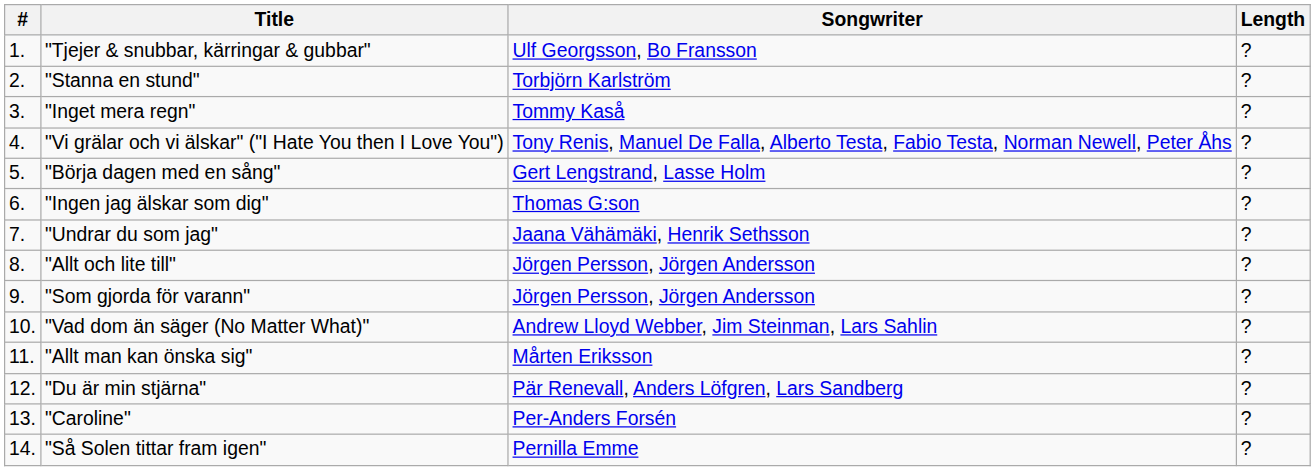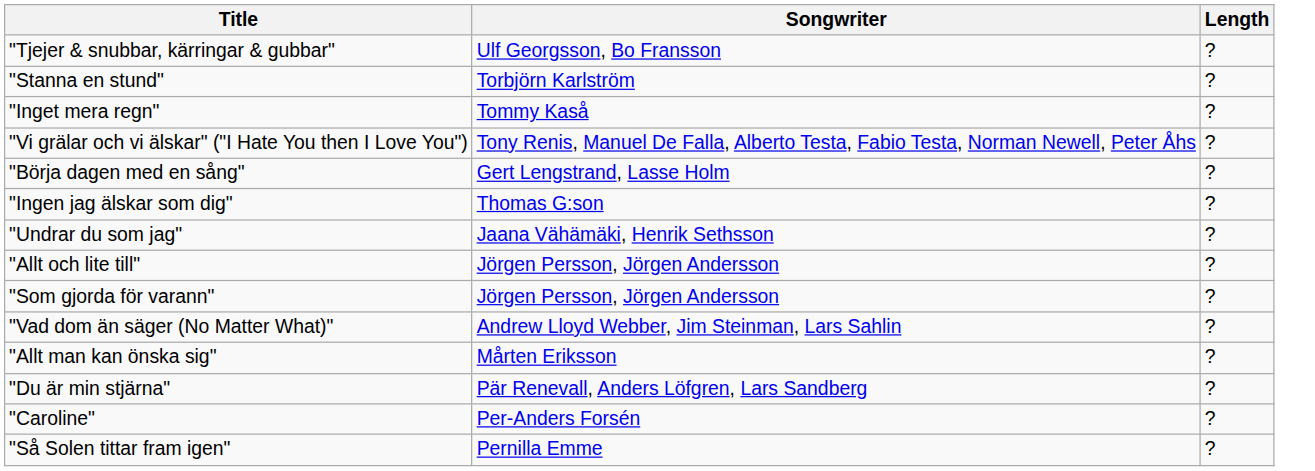- column: (23, 19)
